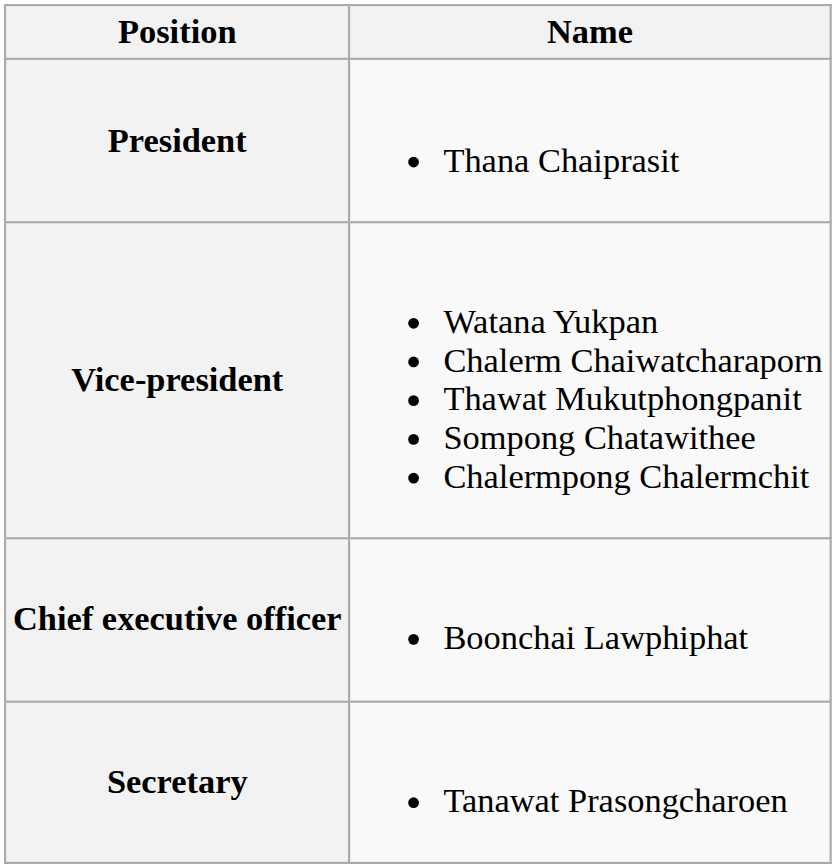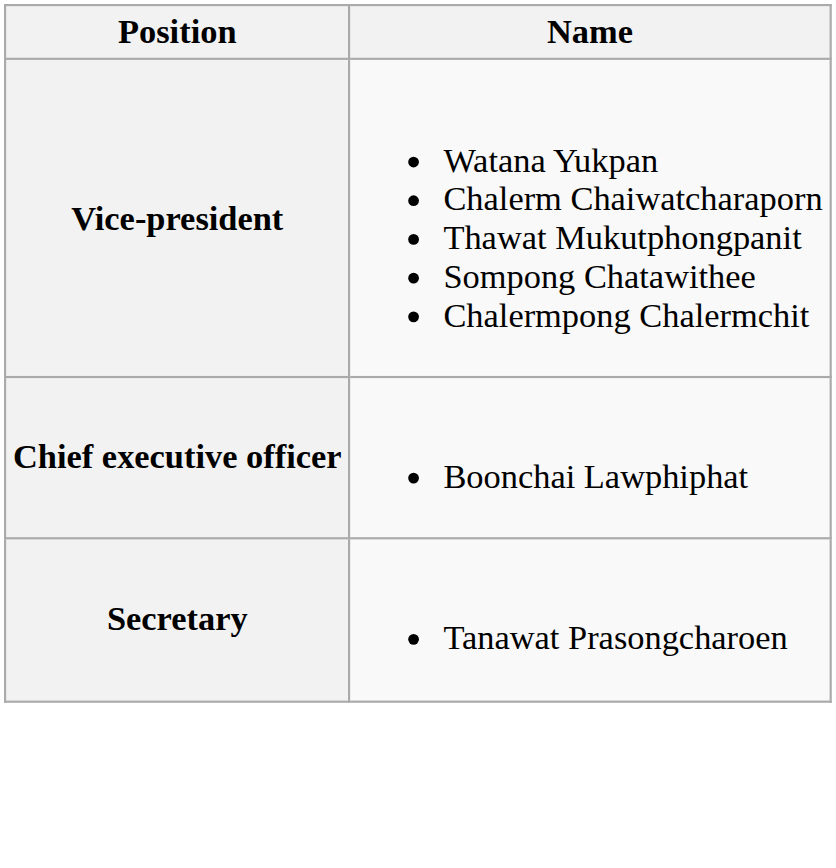- row: (177, 140)
